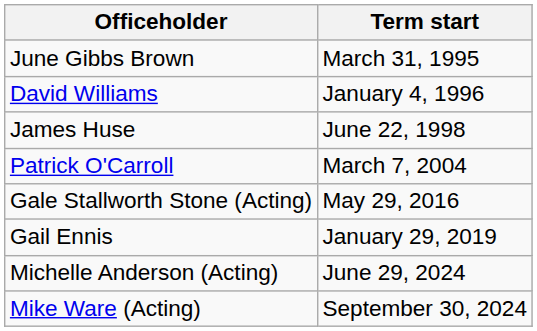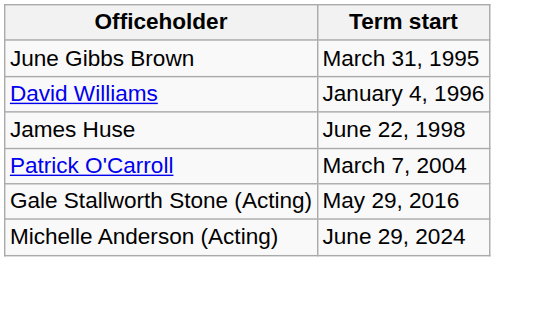- row: (61, 237)
- row: (105, 308)
